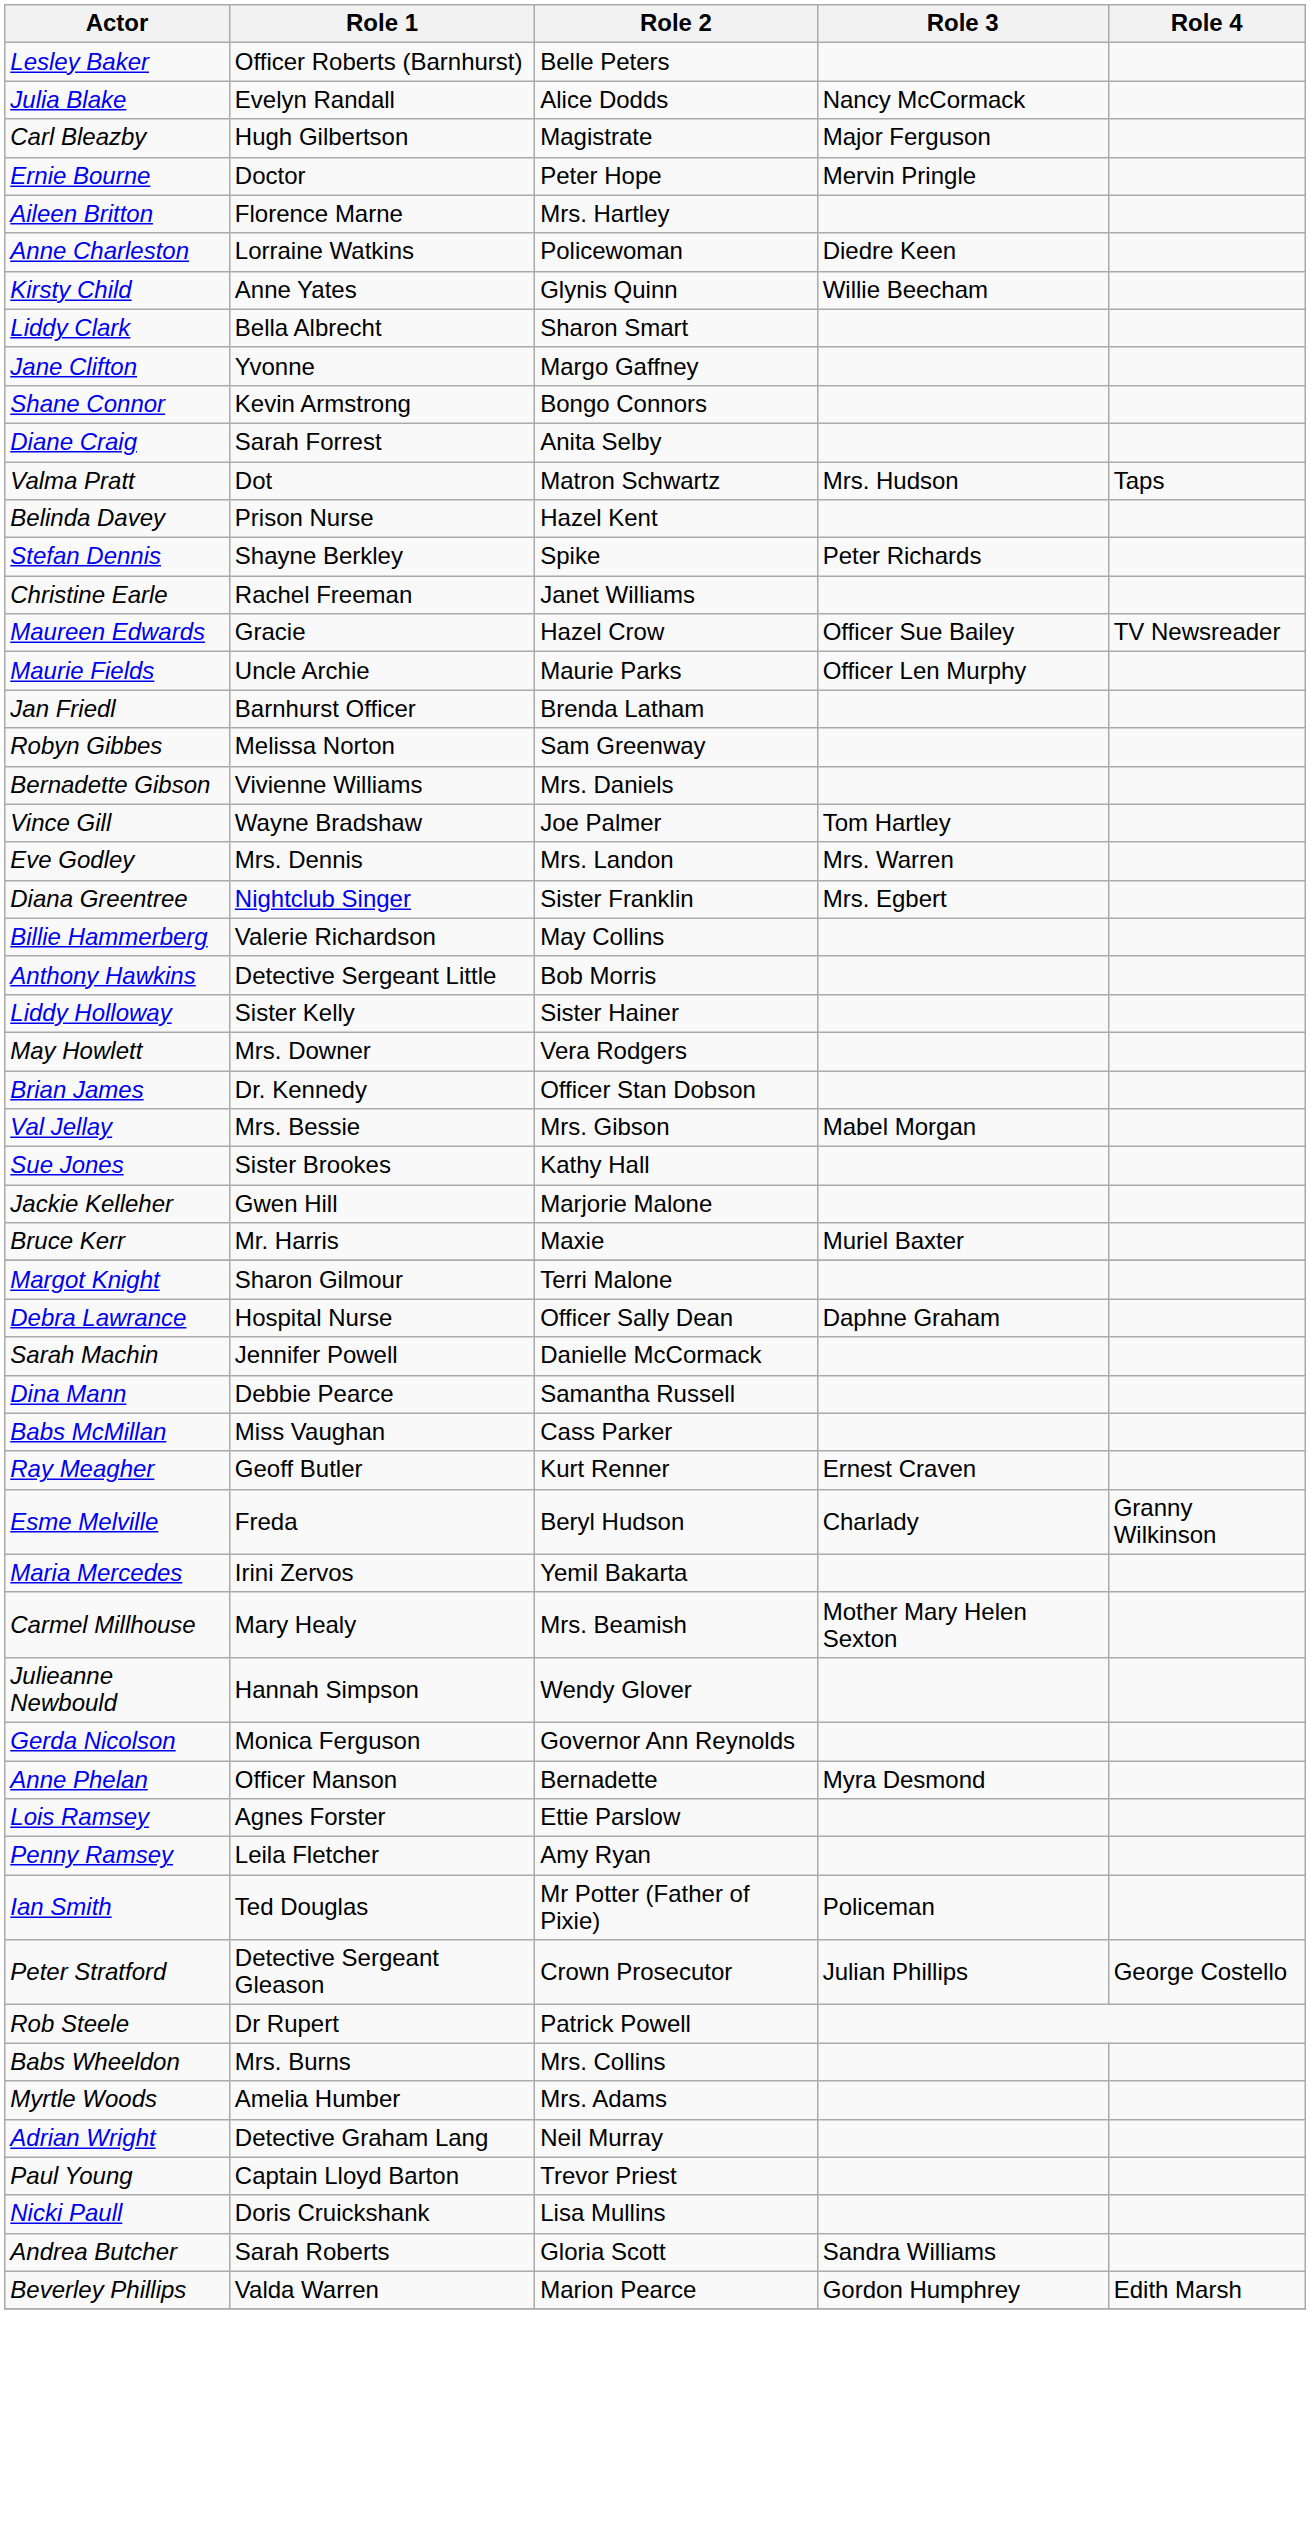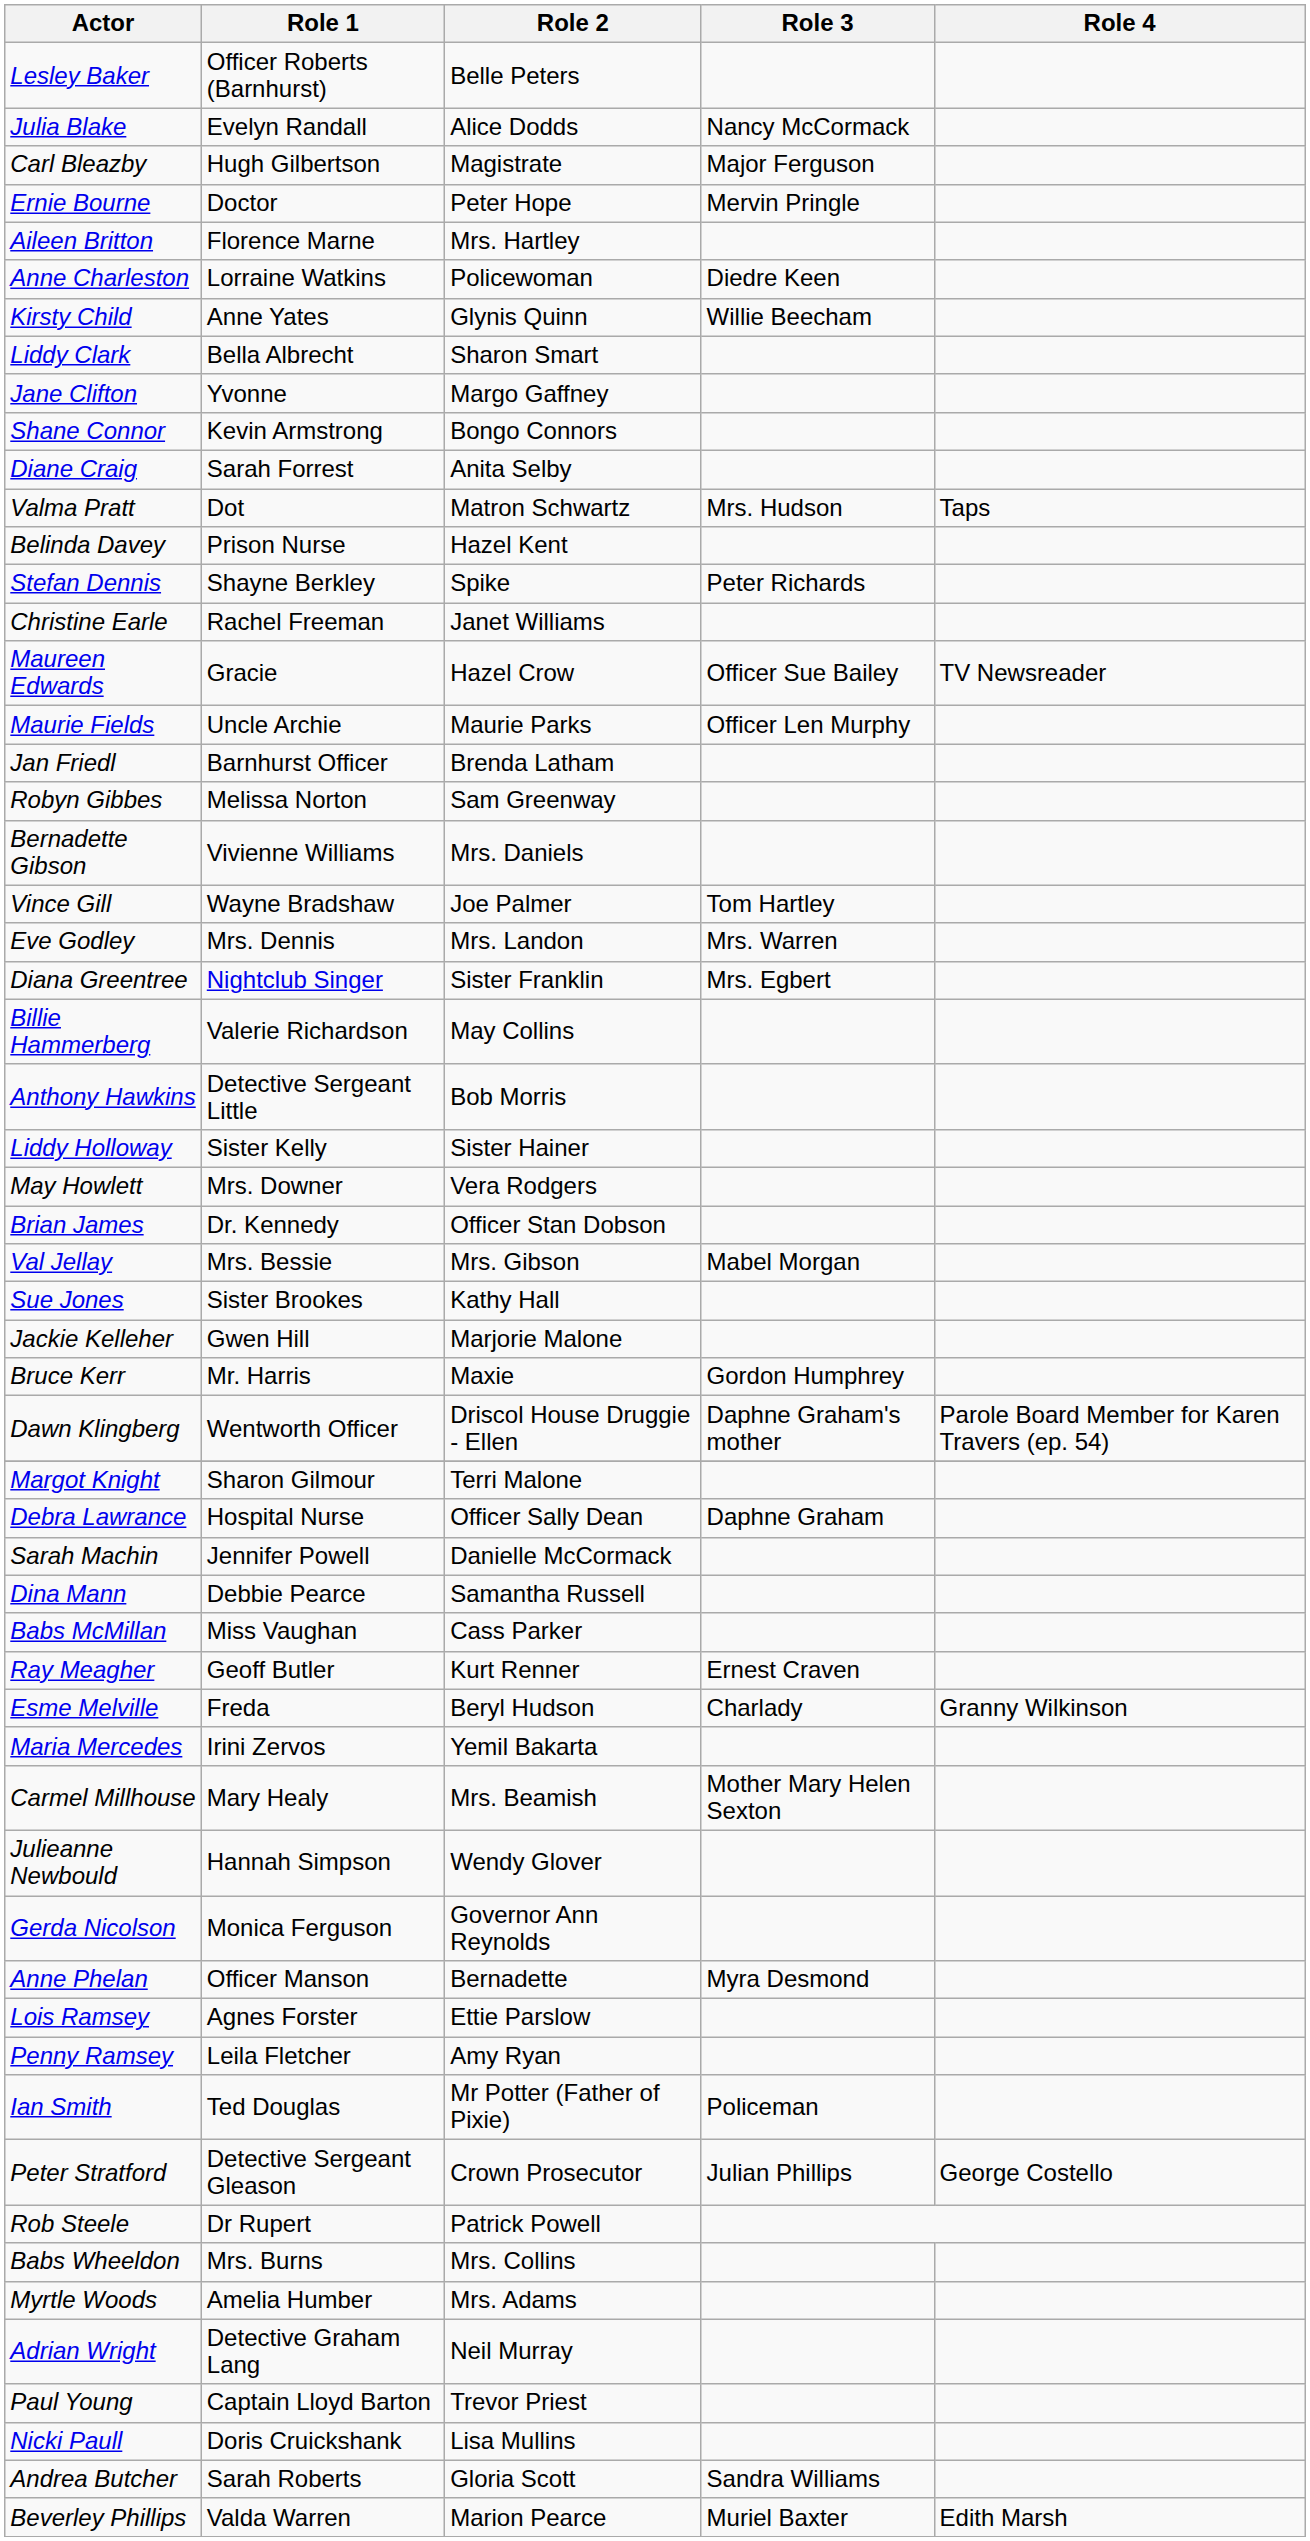(893, 1241) Muriel Baxter -> (805, 1376) Gordon Humphrey
+ row: (95, 1428)
(921, 2290) Gordon Humphrey -> (777, 2517) Muriel Baxter
